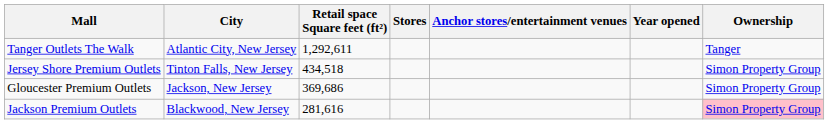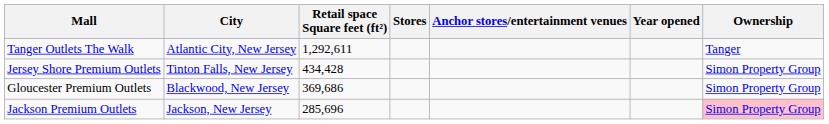(323, 68) 434,518 -> (323, 68) 434,428
(219, 88) Jackson, New Jersey -> (228, 88) Blackwood, New Jersey
(228, 108) Blackwood, New Jersey -> (219, 108) Jackson, New Jersey
(323, 108) 281,616 -> (323, 108) 285,696
